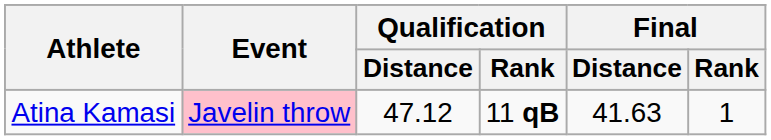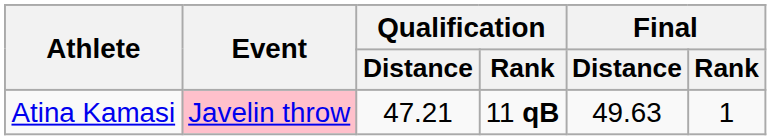(418, 113) 47.12 -> (418, 113) 47.21
(627, 113) 41.63 -> (627, 113) 49.63
